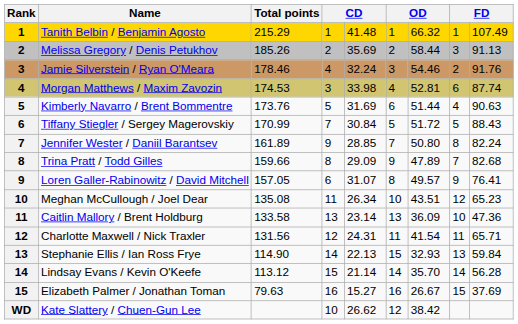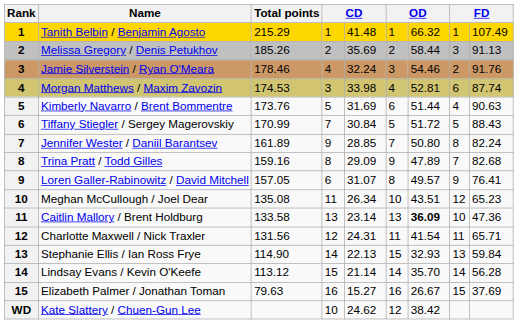(272, 161) 159.66 -> (272, 161) 159.16
(425, 217) normal -> (425, 217) bold
(362, 310) 26.62 -> (362, 310) 24.62
